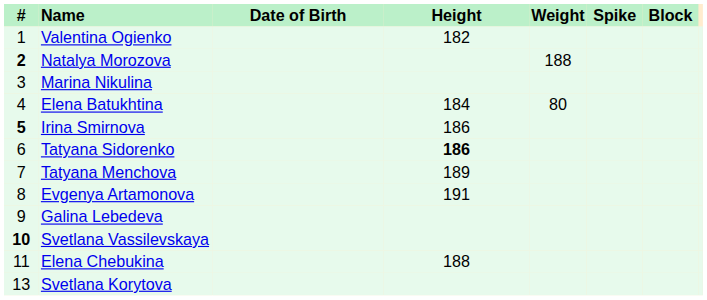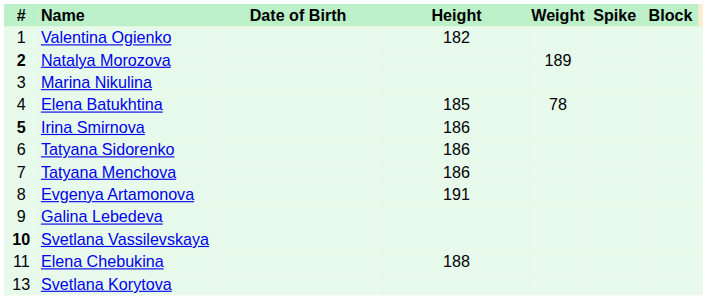(558, 60) 188 -> (558, 60) 189
(457, 105) 184 -> (457, 105) 185
(558, 105) 80 -> (558, 105) 78
(457, 150) bold -> (457, 150) normal
(457, 172) 189 -> (457, 172) 186
